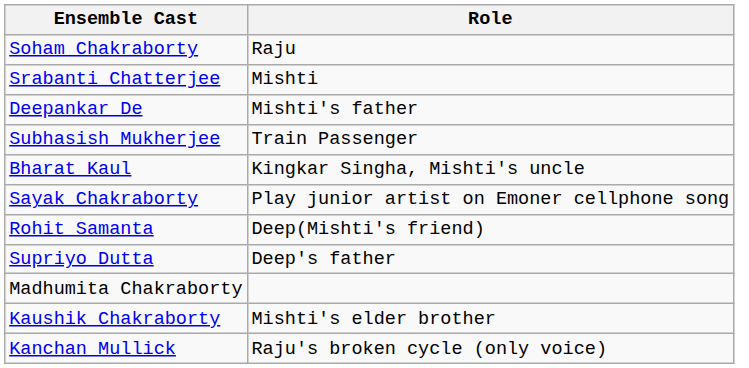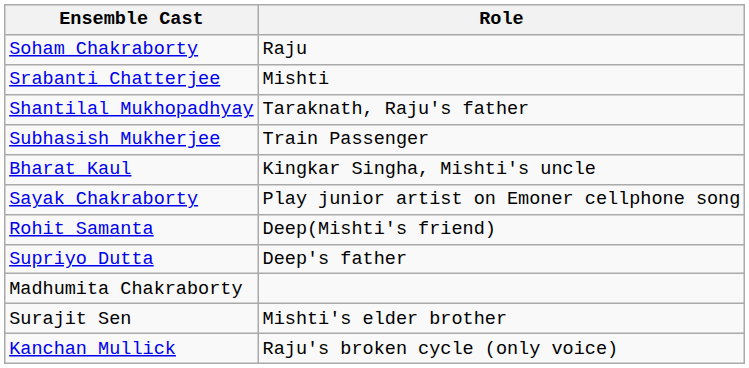- row: (76, 110)
+ row: (131, 110)
+ row: (70, 319)
- row: (115, 319)
